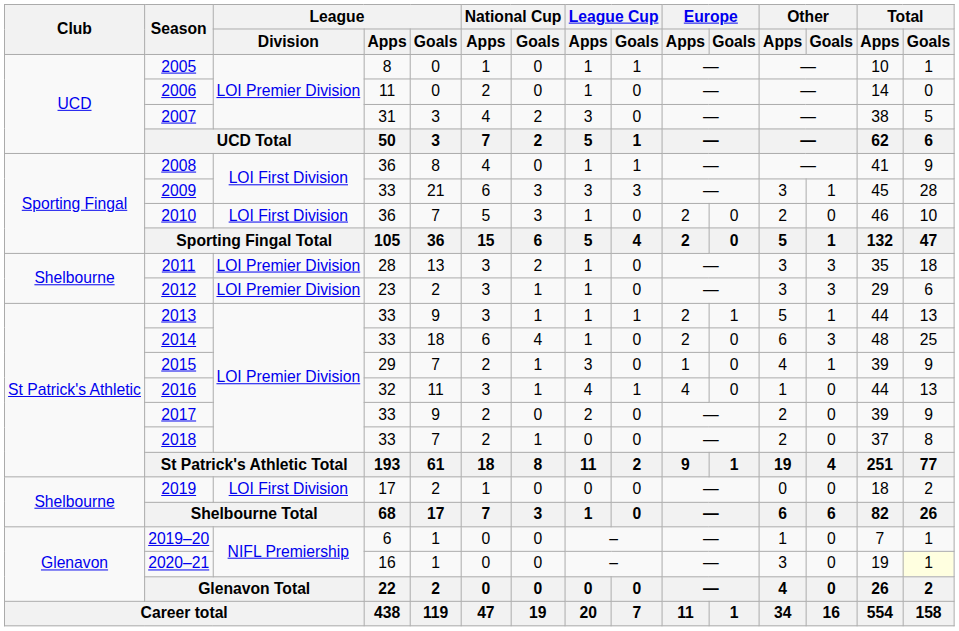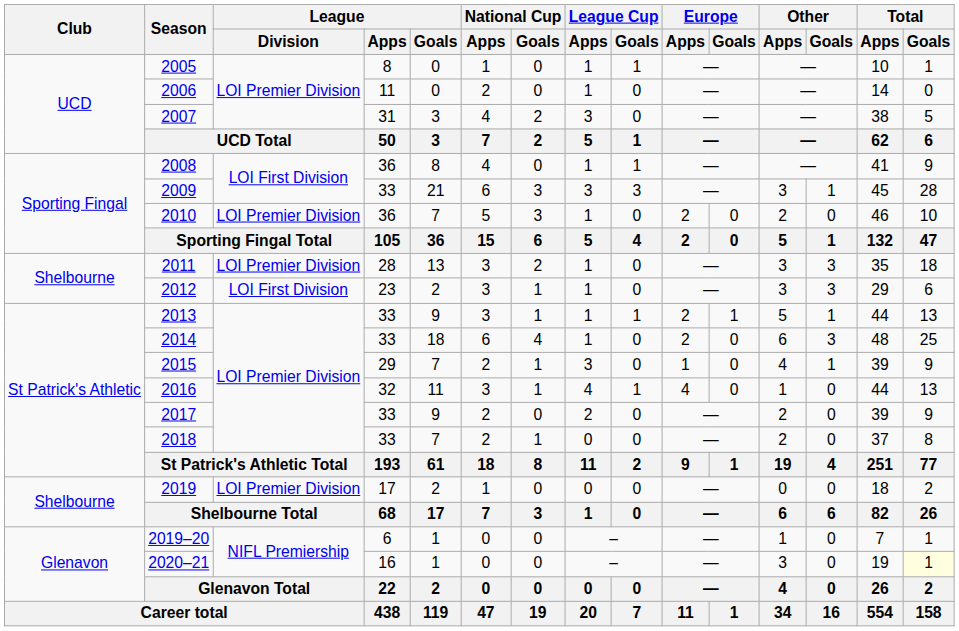(288, 215) LOI First Division -> (288, 215) LOI Premier Division
(288, 290) LOI Premier Division -> (288, 290) LOI First Division
(288, 489) LOI First Division -> (288, 489) LOI Premier Division
